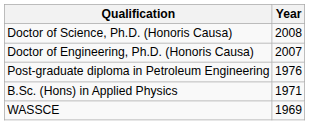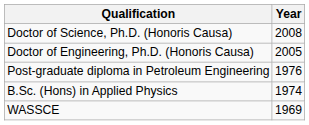(289, 52) 2007 -> (289, 52) 2005
(289, 91) 1971 -> (289, 91) 1974
